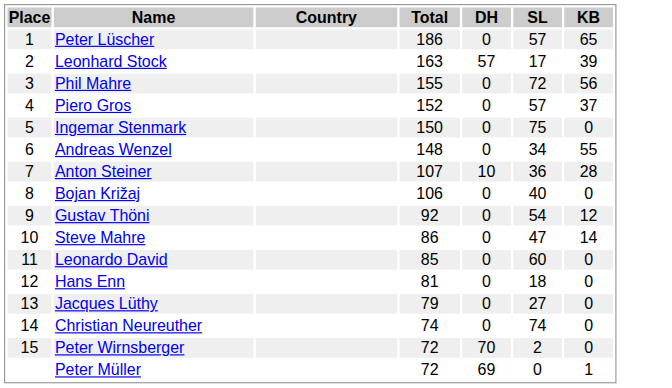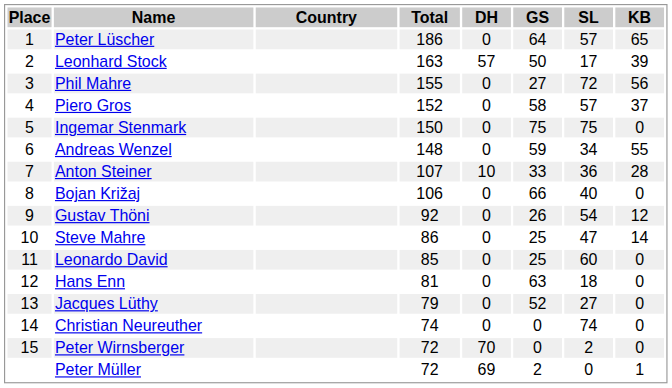+ column: (538, 17)
